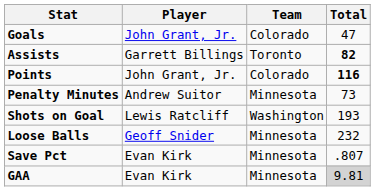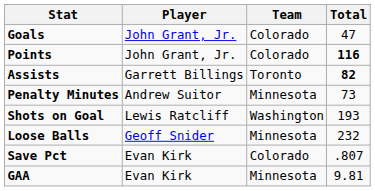rows swapped: (33, 55) <-> (30, 75)
(283, 155) Minnesota -> (279, 155) Colorado
(349, 176) lightgrey background -> (349, 176) no background
